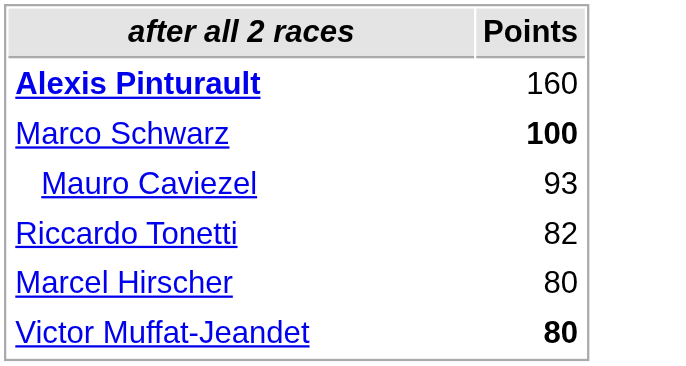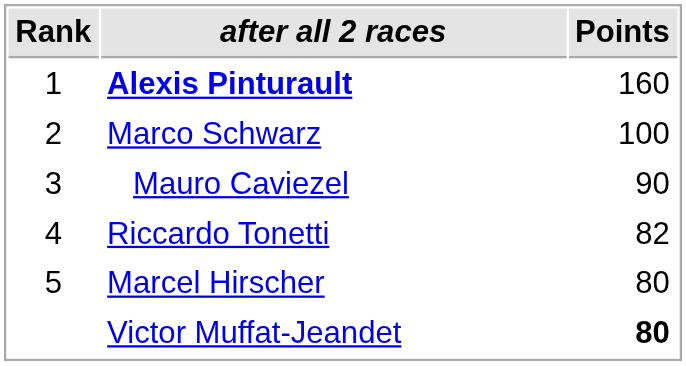+ column: (53, 32)
(552, 134) bold -> (644, 134) normal
(561, 184) 93 -> (653, 184) 90
